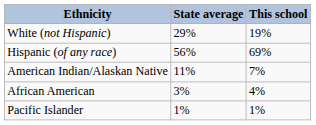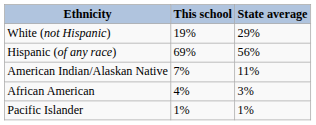columns swapped: (278, 14) <-> (208, 14)
